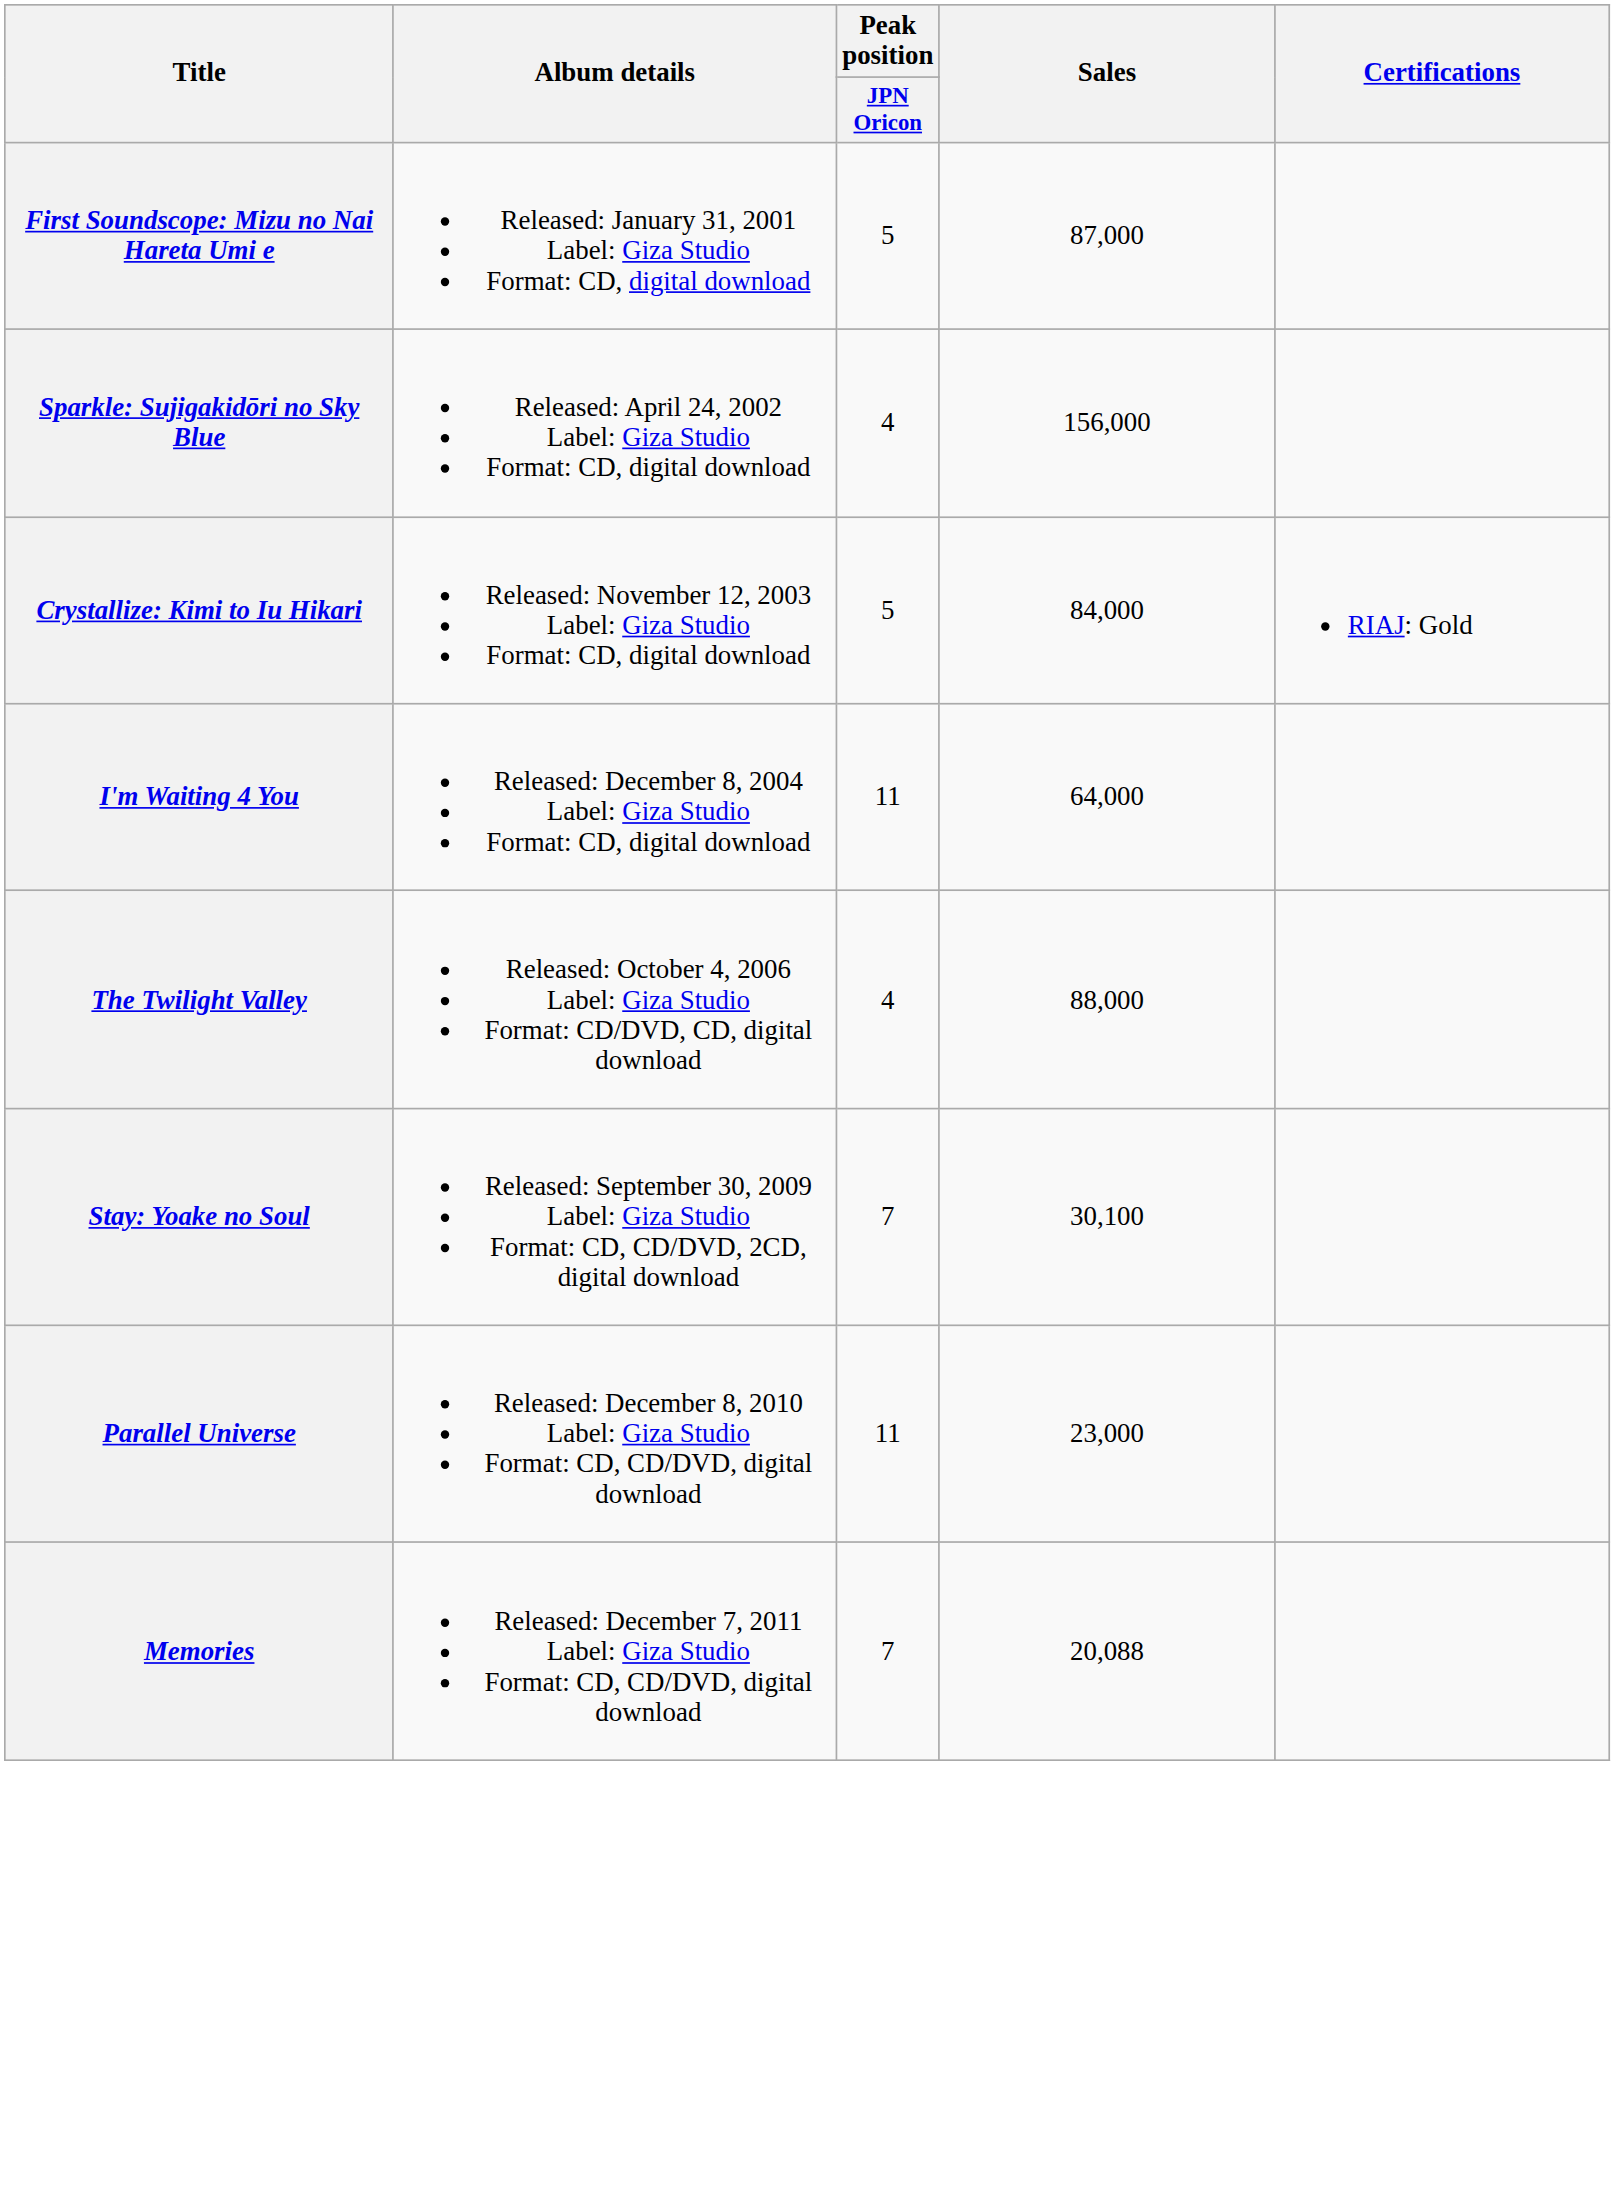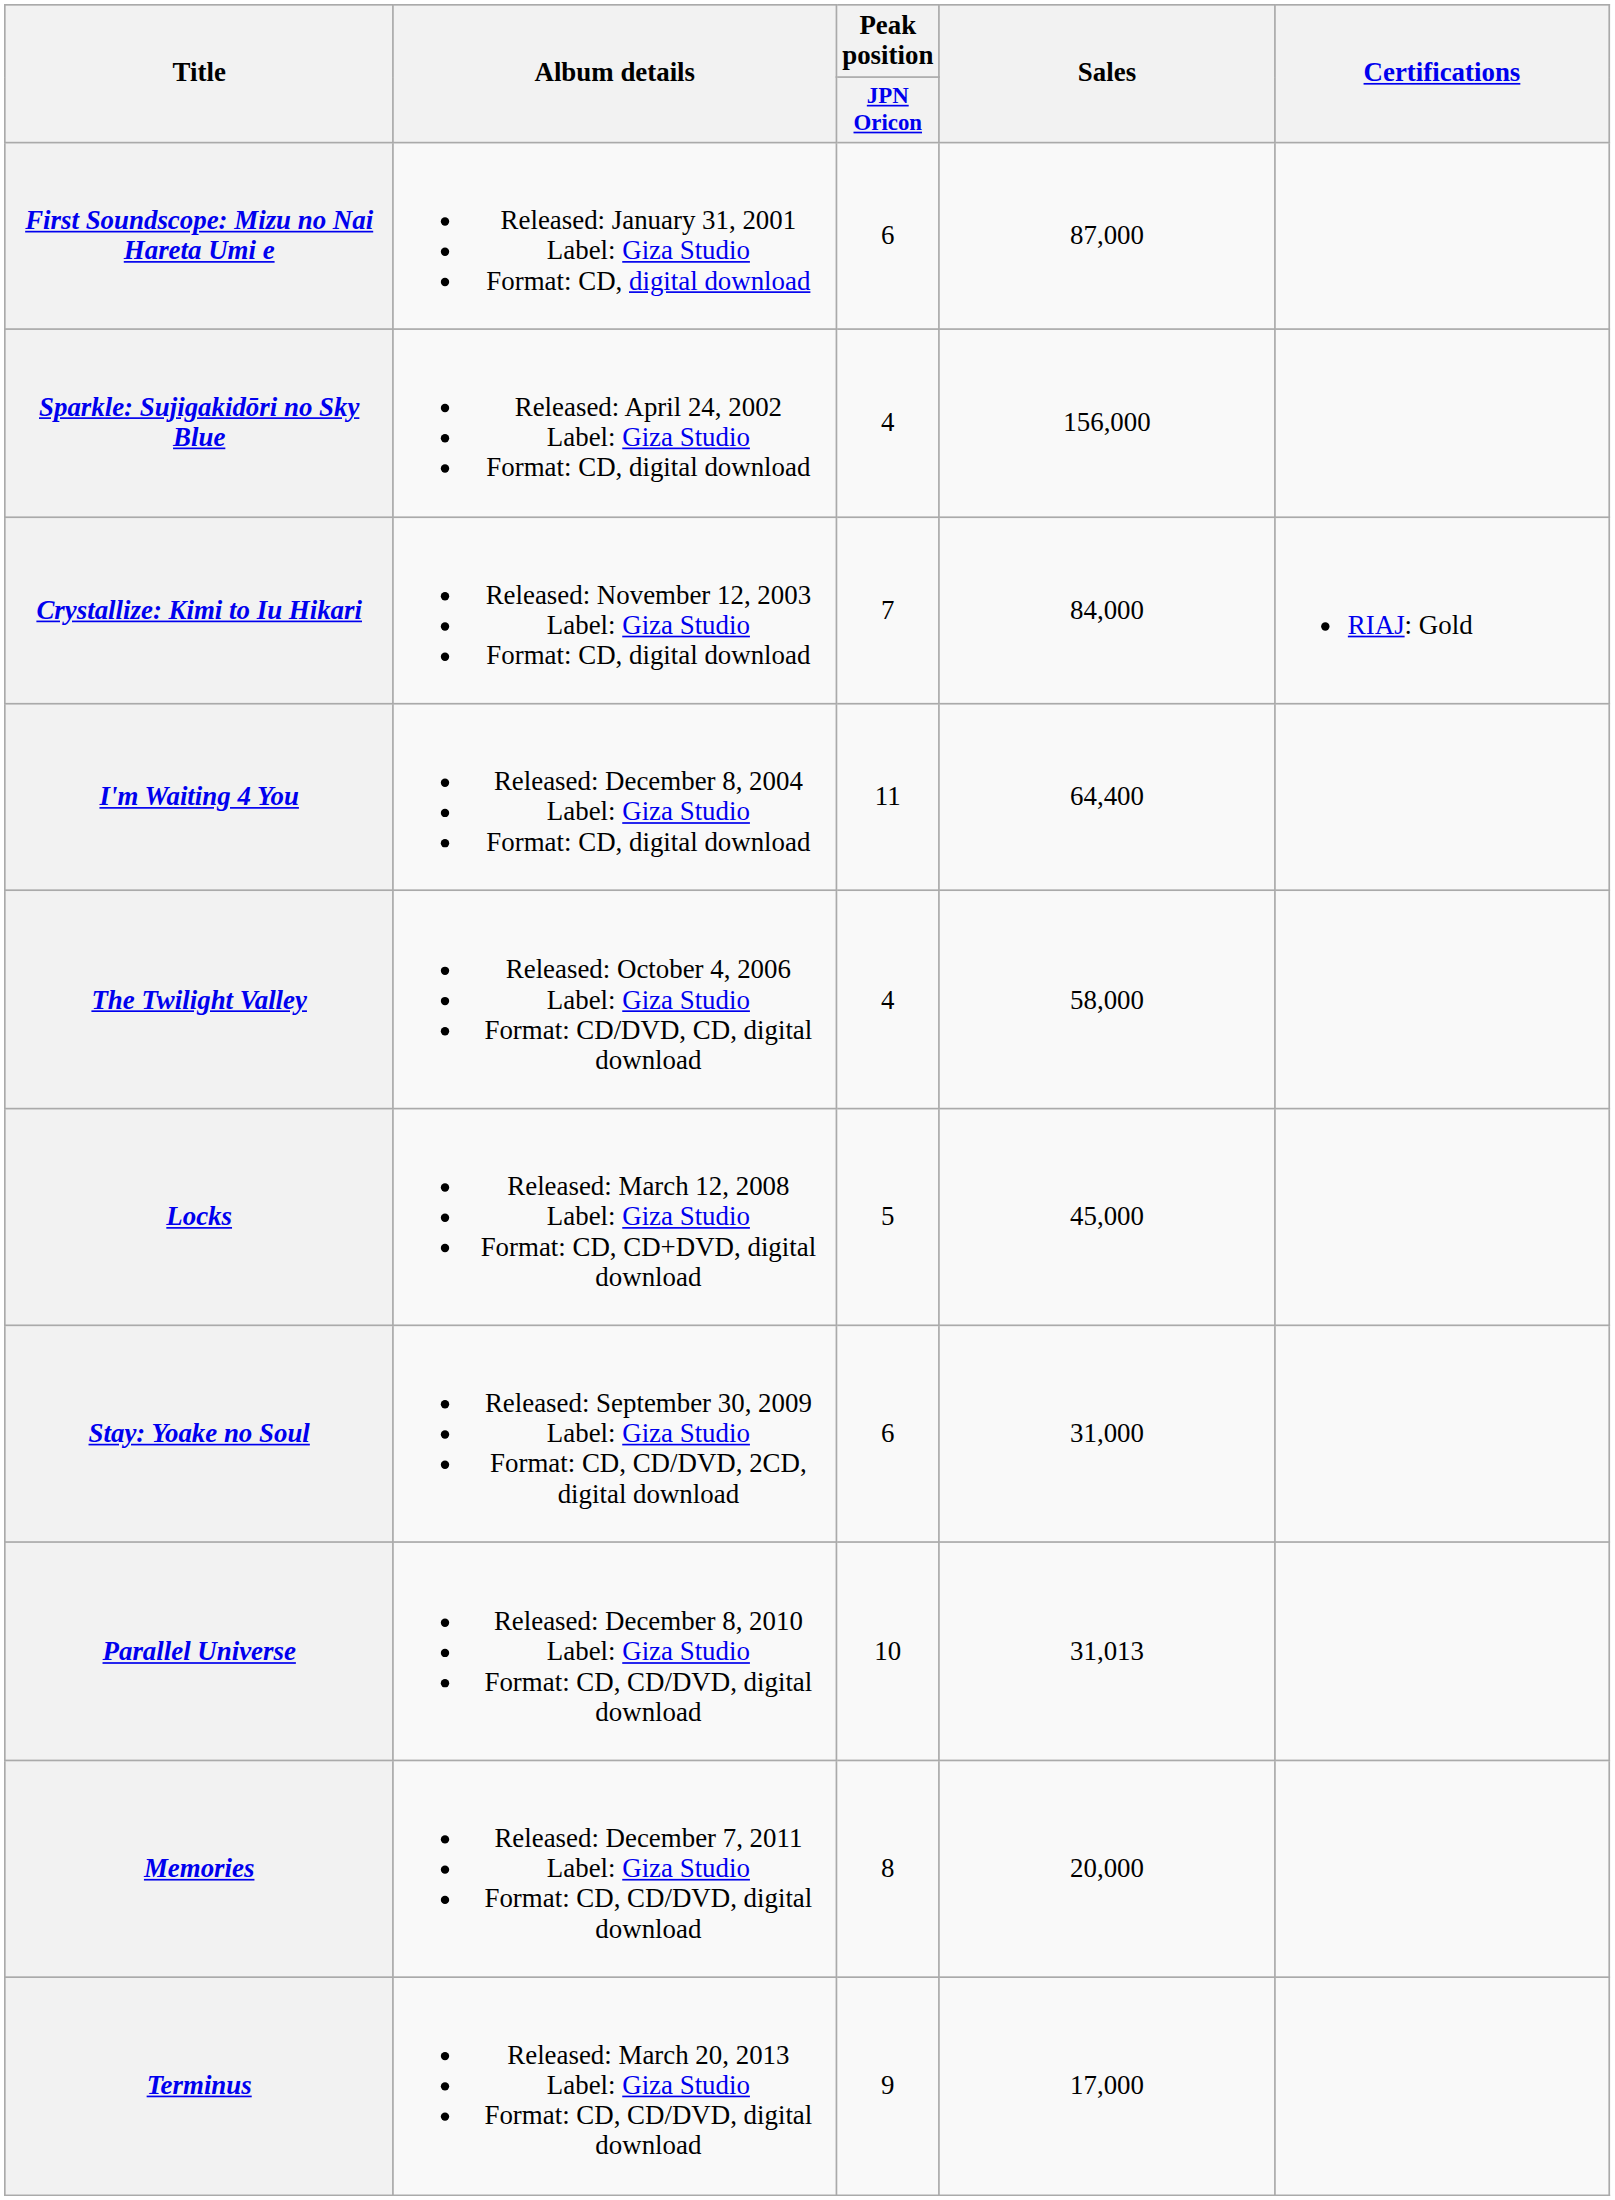(888, 235) 5 -> (888, 235) 6
(888, 609) 5 -> (888, 609) 7
(1107, 796) 64,000 -> (1107, 796) 64,400
(1107, 999) 88,000 -> (1107, 999) 58,000
+ row: (199, 1216)
(888, 1216) 7 -> (888, 1433) 6
(1107, 1216) 30,100 -> (1107, 1433) 31,000
(888, 1433) 11 -> (888, 1651) 10
(1107, 1433) 23,000 -> (1107, 1651) 31,013
(888, 1651) 7 -> (888, 1868) 8
(1107, 1651) 20,088 -> (1107, 1868) 20,000
+ row: (199, 2085)
